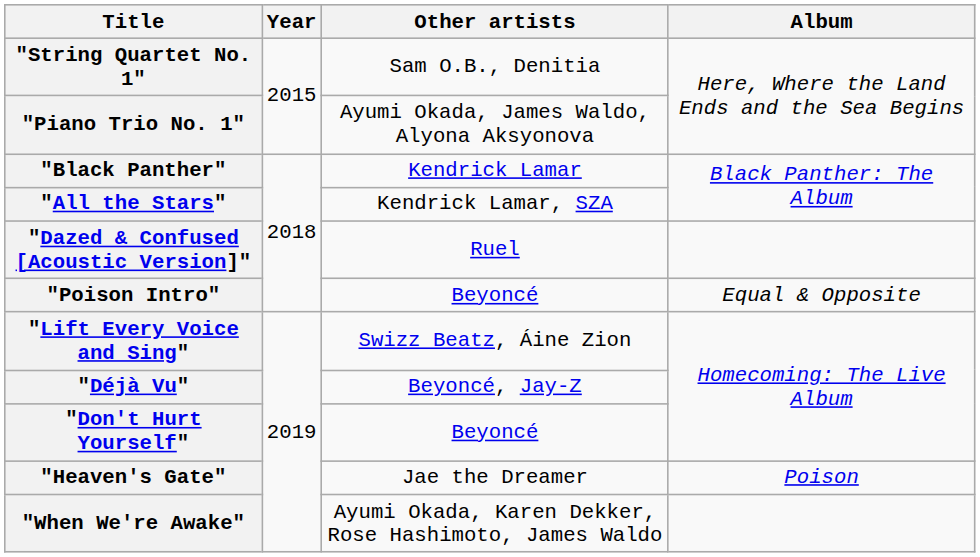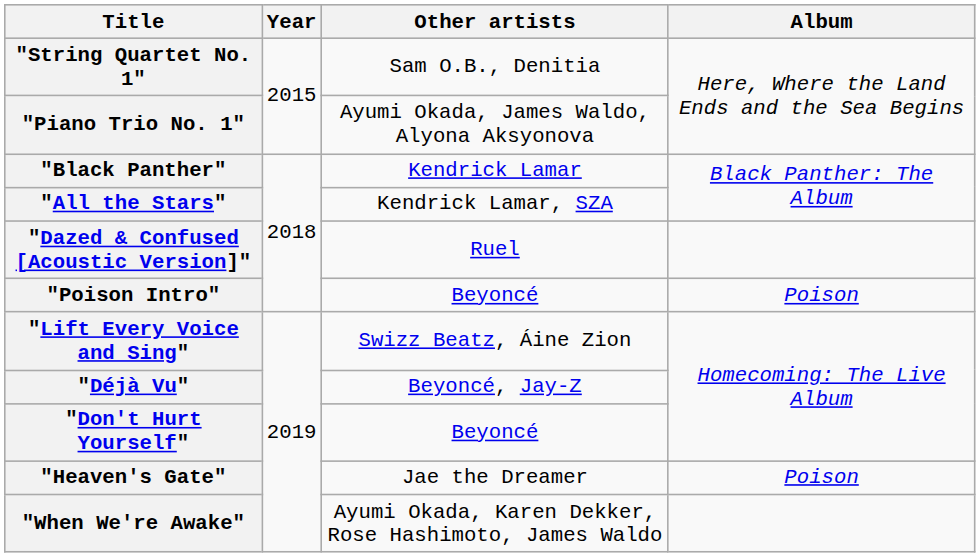(822, 295) Equal & Opposite -> (822, 295) Poison
